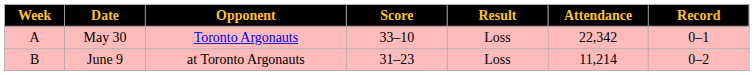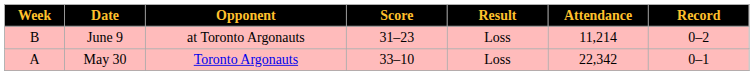rows swapped: (105, 37) <-> (105, 59)
